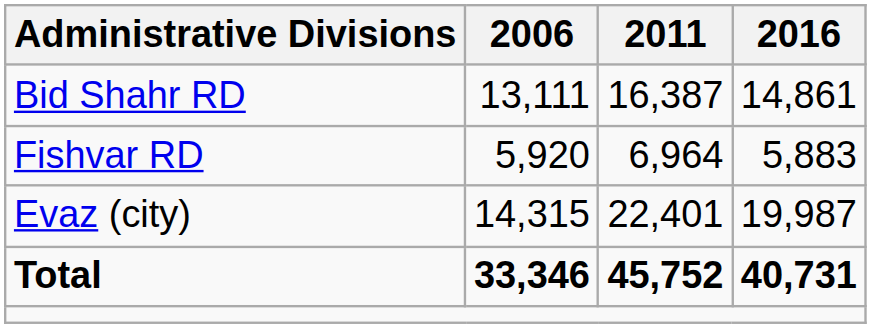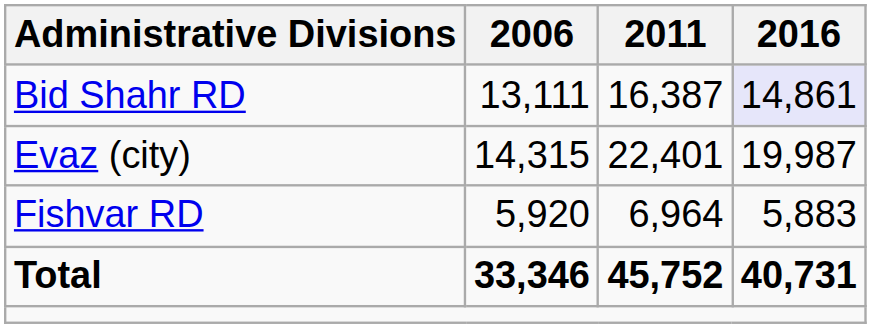(799, 94) no background -> (799, 94) lavender background
rows swapped: (109, 154) <-> (102, 214)
